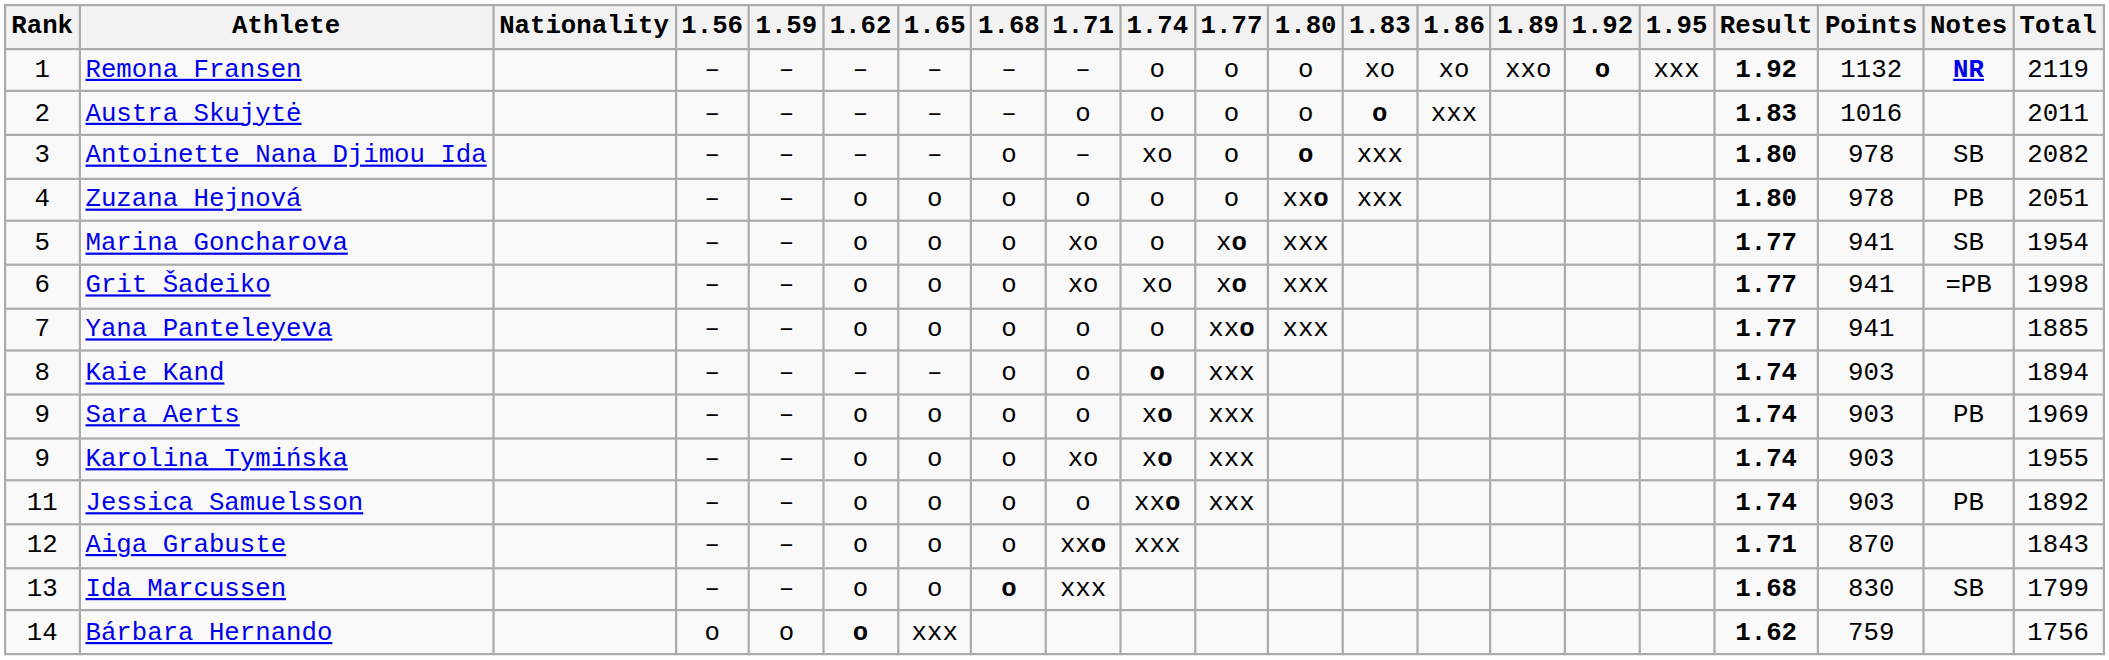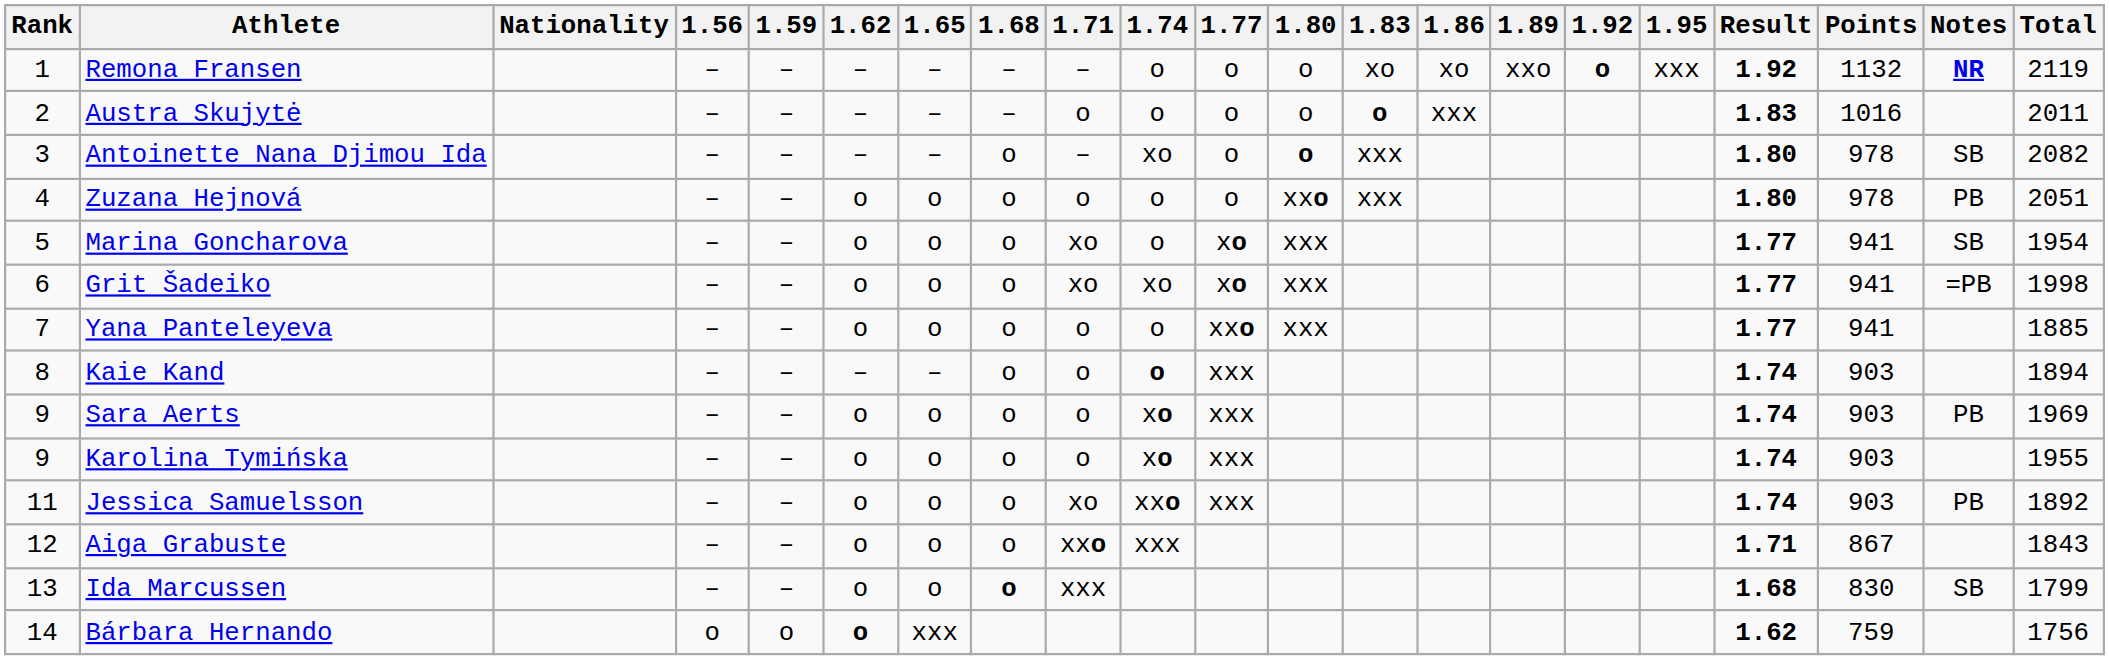(1083, 459) xo -> (1083, 459) o
(1083, 502) o -> (1083, 502) xo
(1871, 545) 870 -> (1871, 545) 867
